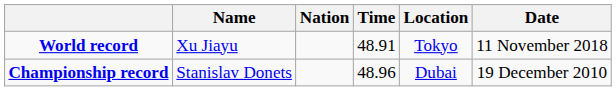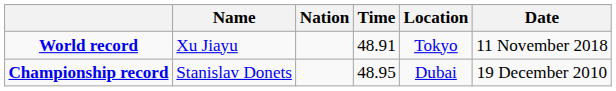(376, 72) 48.96 -> (376, 72) 48.95
